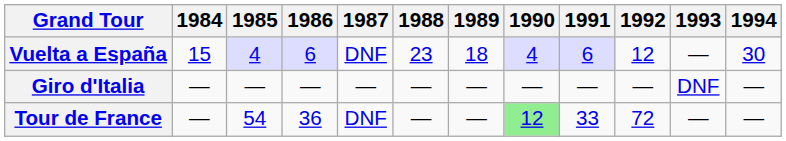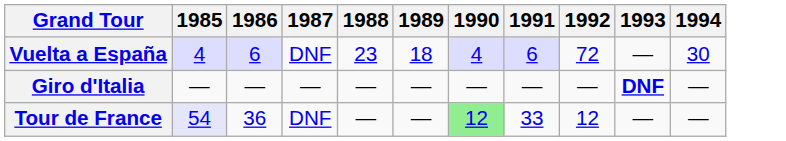- column: (199, 20)
(643, 53) 12 -> (587, 53) 72
(698, 86) normal -> (643, 86) bold
(255, 119) no background -> (199, 119) lavender background
(643, 119) 72 -> (587, 119) 12
